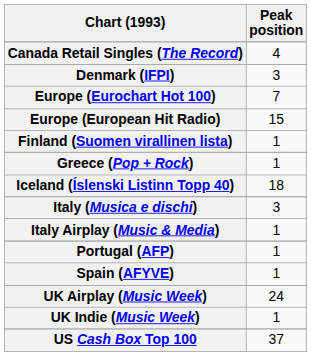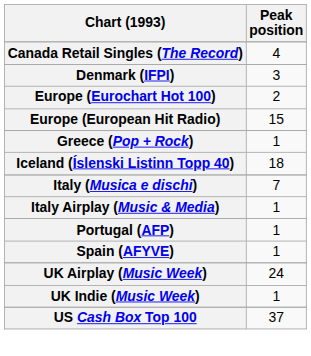(276, 97) 7 -> (276, 97) 2
- row: (125, 141)
(276, 207) 3 -> (276, 185) 7
